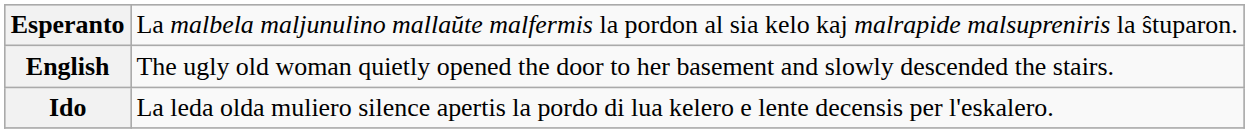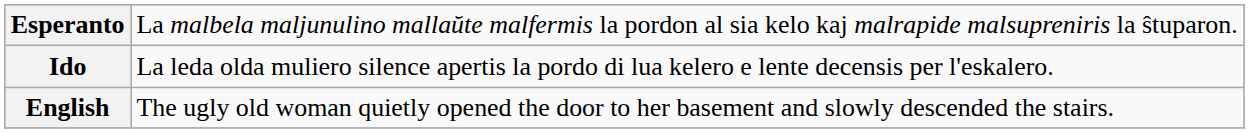rows swapped: (68, 107) <-> (68, 66)
